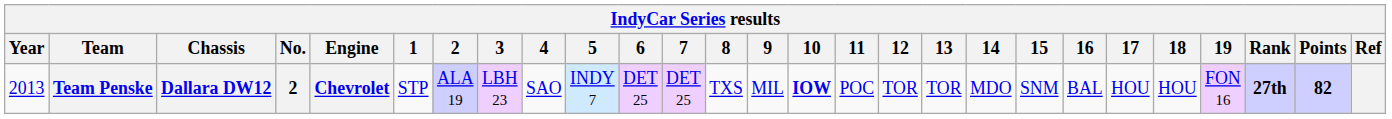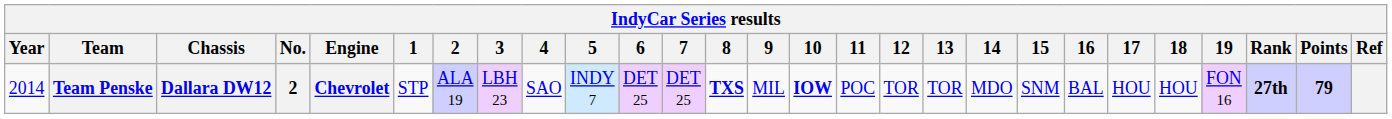(27, 88) 2013 -> (27, 88) 2014
(726, 88) normal -> (727, 88) bold
(1323, 88) 82 -> (1324, 88) 79
